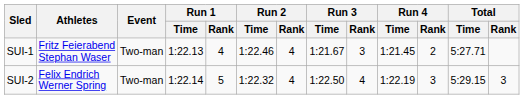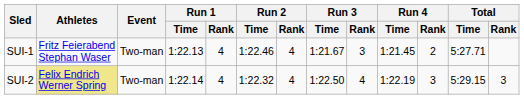(72, 80) no background -> (72, 80) khaki background
(221, 80) 5 -> (221, 80) 4
